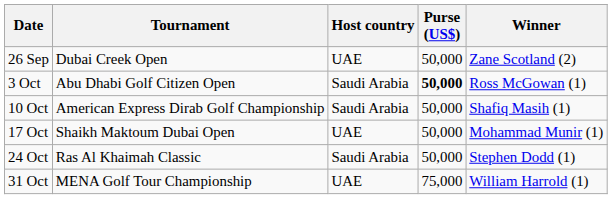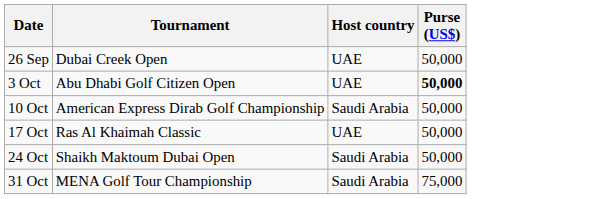- column: (536, 25)
(370, 83) Saudi Arabia -> (347, 83) UAE
(145, 132) Shaikh Maktoum Dubai Open -> (128, 132) Ras Al Khaimah Classic
(128, 157) Ras Al Khaimah Classic -> (145, 157) Shaikh Maktoum Dubai Open
(347, 181) UAE -> (370, 181) Saudi Arabia
